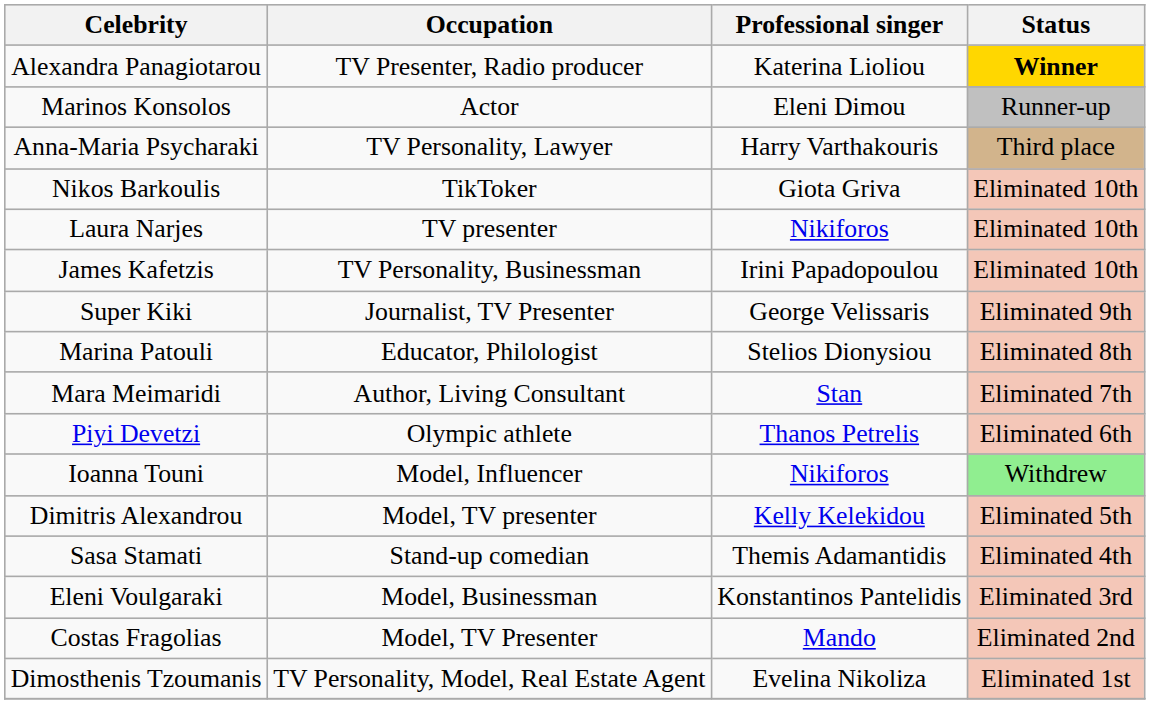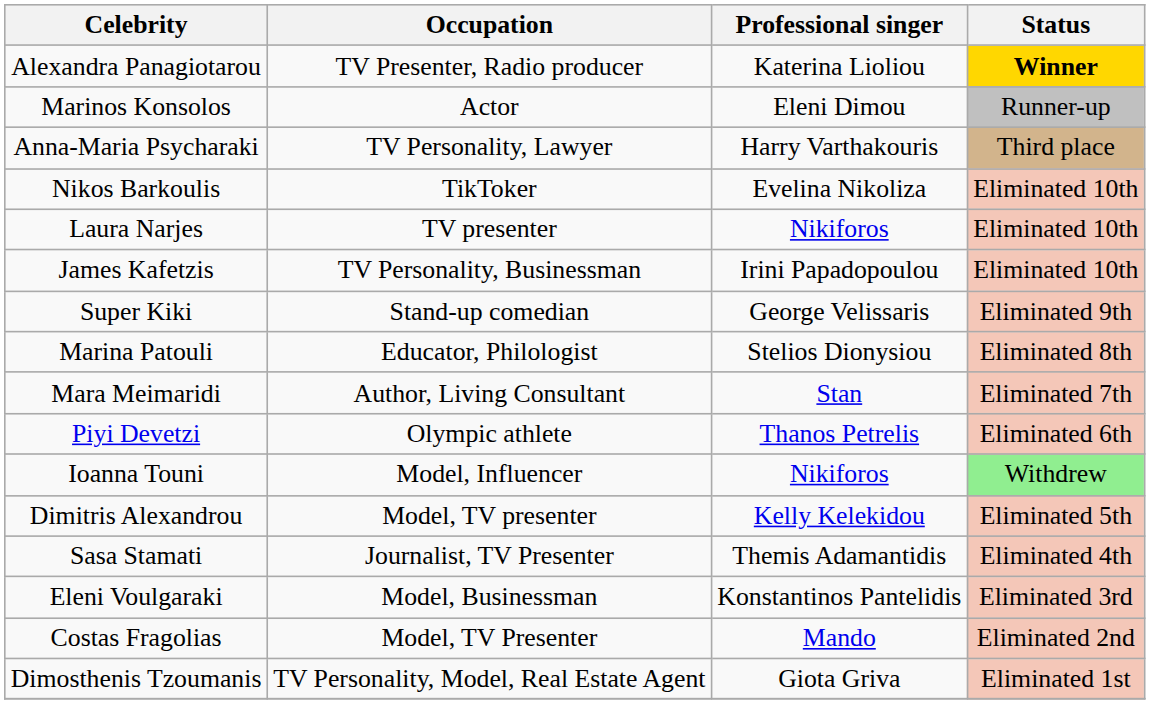(839, 188) Giota Griva -> (839, 188) Evelina Nikoliza
(489, 310) Journalist, TV Presenter -> (489, 310) Stand-up comedian
(489, 556) Stand-up comedian -> (489, 556) Journalist, TV Presenter
(839, 678) Evelina Nikoliza -> (839, 678) Giota Griva
